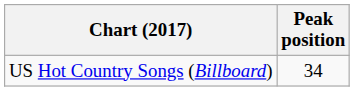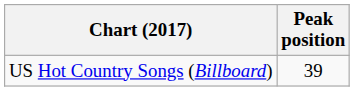(313, 70) 34 -> (313, 70) 39
